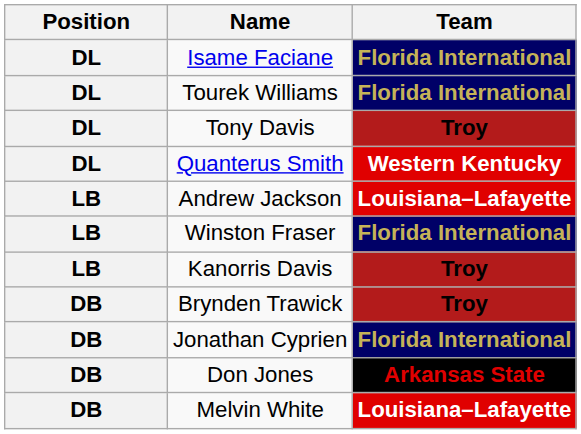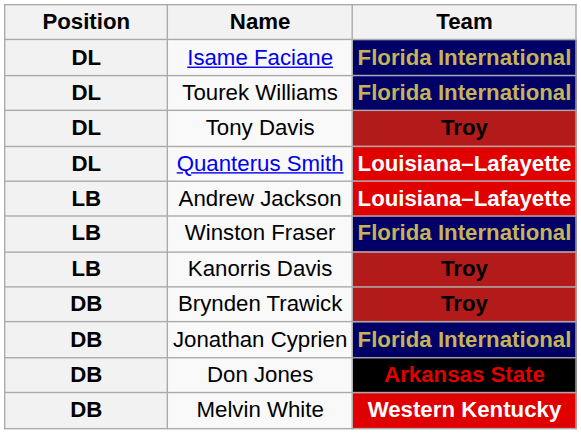(464, 163) Western Kentucky -> (464, 163) Louisiana–Lafayette
(464, 410) Louisiana–Lafayette -> (464, 410) Western Kentucky
